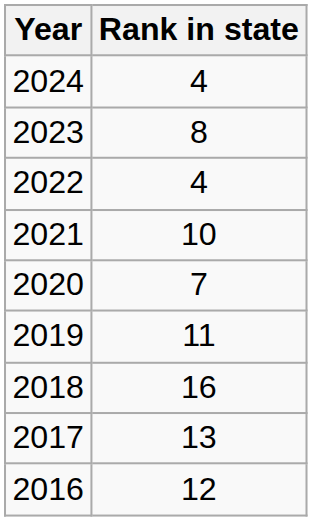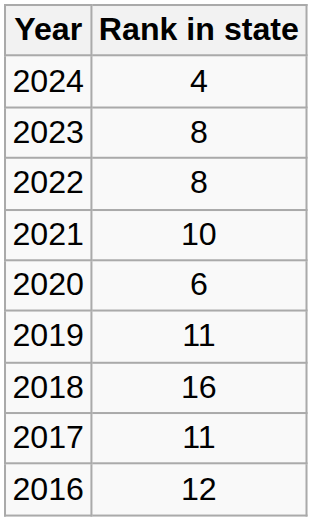(199, 183) 4 -> (199, 183) 8
(199, 285) 7 -> (199, 285) 6
(199, 438) 13 -> (199, 438) 11
